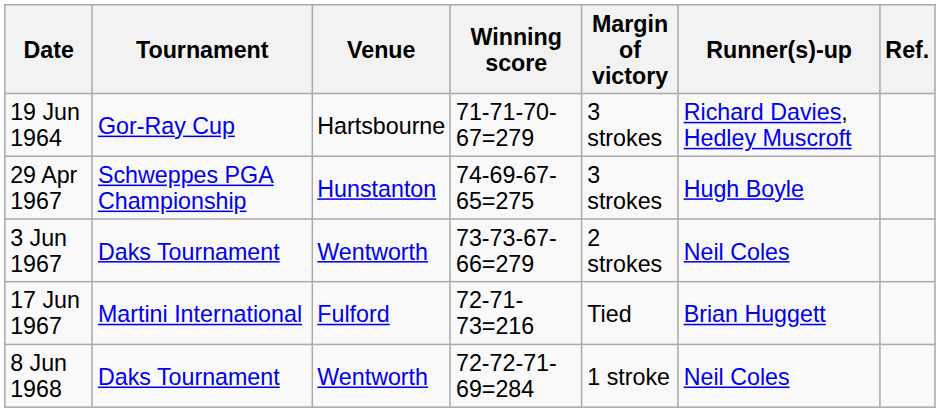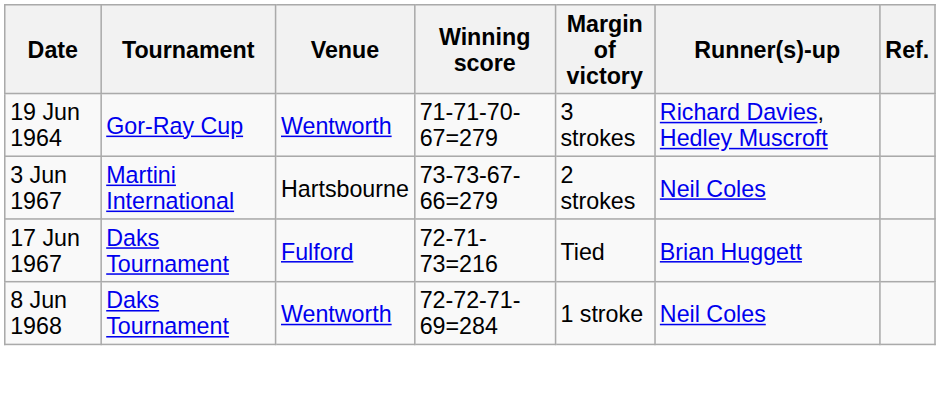(381, 125) Hartsbourne -> (336, 125) Wentworth
- row: (44, 188)
(189, 251) Daks Tournament -> (170, 188) Martini International
(373, 251) Wentworth -> (345, 188) Hartsbourne
(200, 314) Martini International -> (168, 251) Daks Tournament
